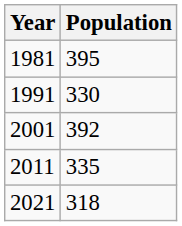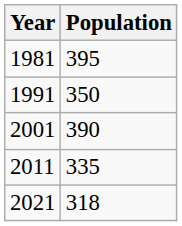(83, 94) 330 -> (83, 94) 350
(83, 130) 392 -> (83, 130) 390
